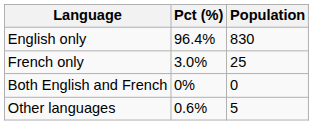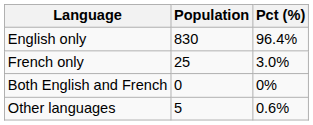columns swapped: (268, 16) <-> (199, 16)
